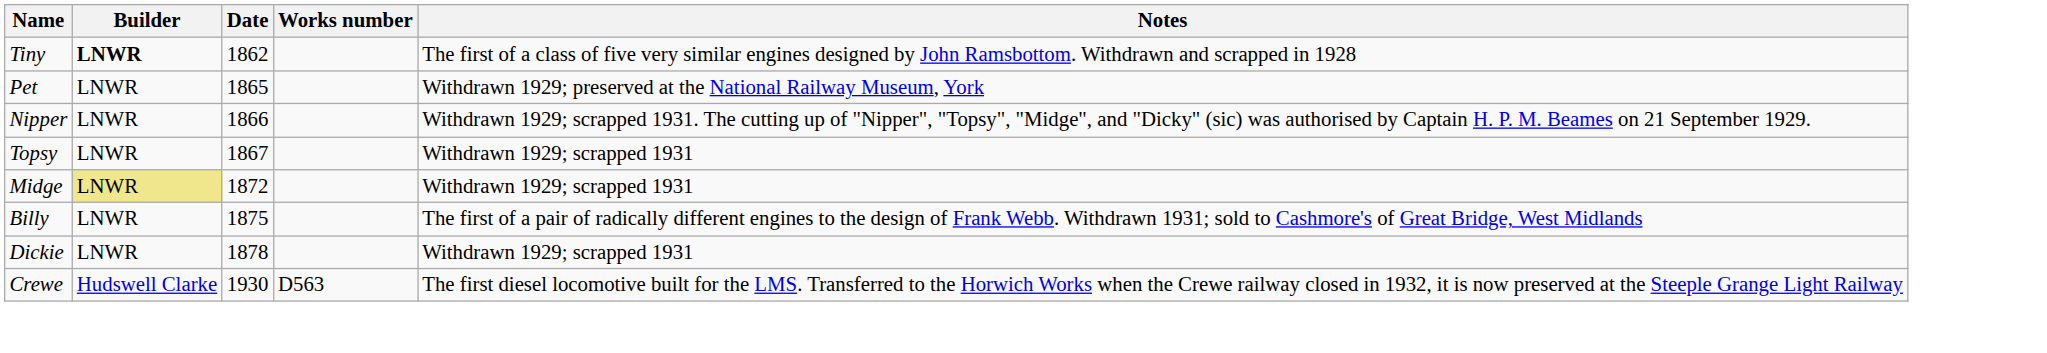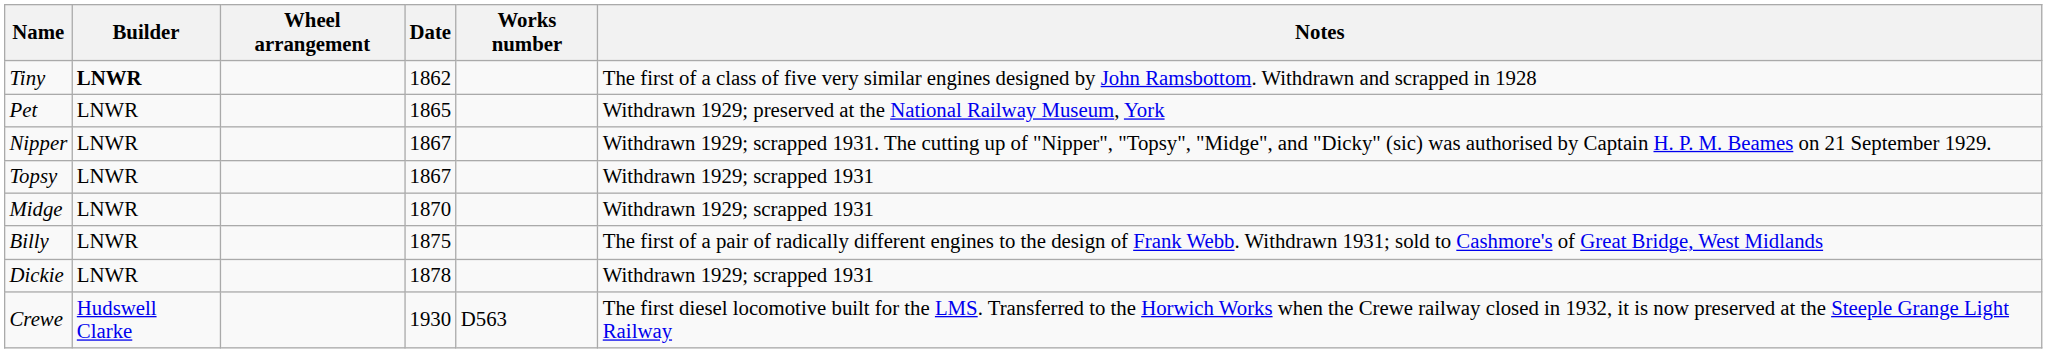+ column: (312, 32)
(248, 119) 1866 -> (430, 143) 1867
(107, 185) khaki background -> (107, 209) no background
(248, 185) 1872 -> (430, 209) 1870
